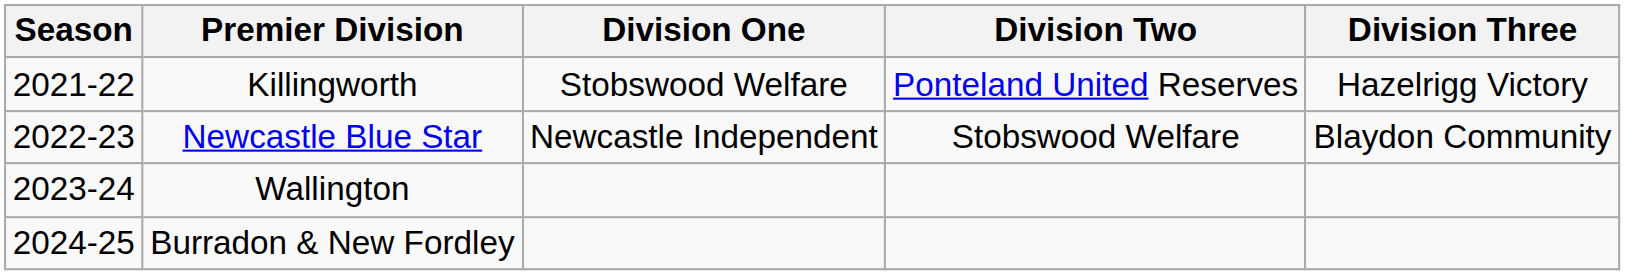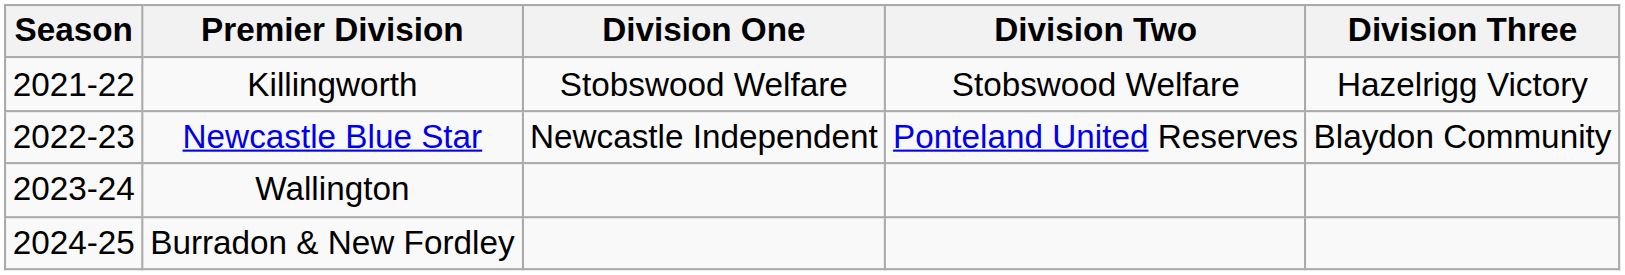(1096, 83) Ponteland United Reserves -> (1096, 83) Stobswood Welfare
(1096, 136) Stobswood Welfare -> (1096, 136) Ponteland United Reserves
